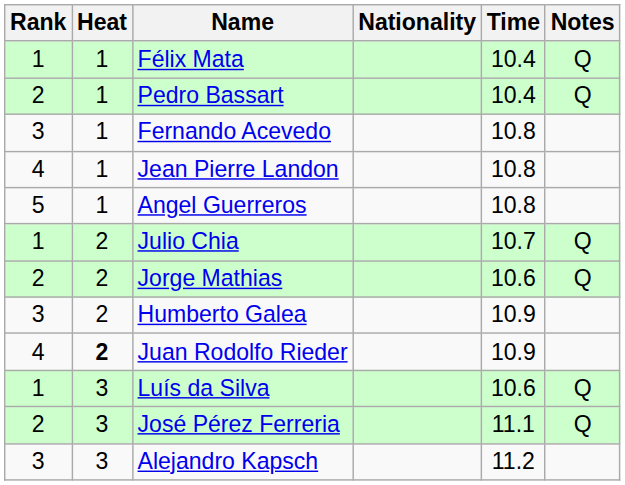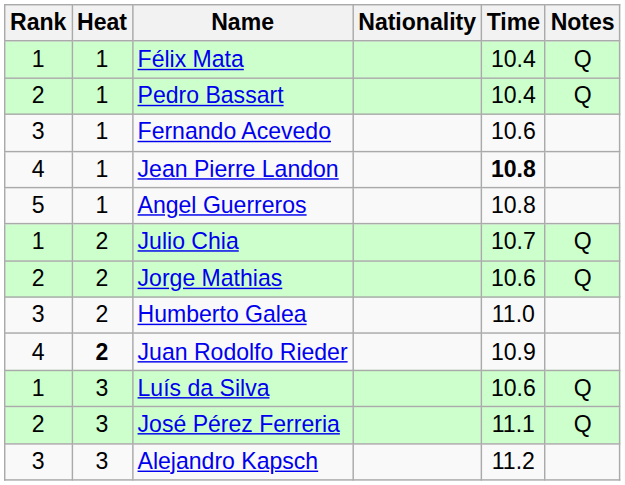(513, 132) 10.8 -> (513, 132) 10.6
(513, 168) normal -> (513, 168) bold
(513, 315) 10.9 -> (513, 315) 11.0
